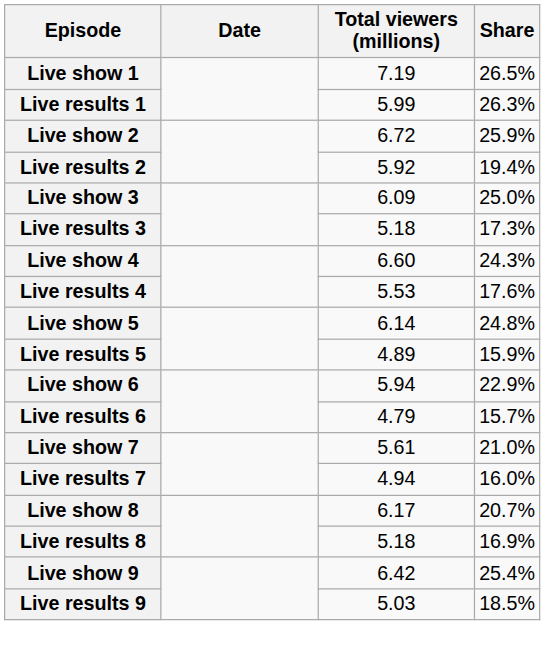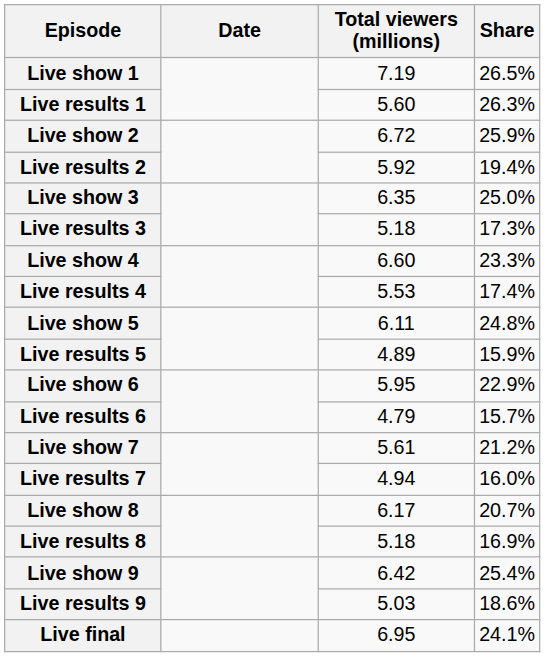(396, 104) 5.99 -> (396, 104) 5.60
(396, 198) 6.09 -> (396, 198) 6.35
(507, 260) 24.3% -> (507, 260) 23.3%
(507, 291) 17.6% -> (507, 291) 17.4%
(396, 323) 6.14 -> (396, 323) 6.11
(396, 385) 5.94 -> (396, 385) 5.95
(507, 447) 21.0% -> (507, 447) 21.2%
(507, 604) 18.5% -> (507, 604) 18.6%
+ row: (83, 635)
